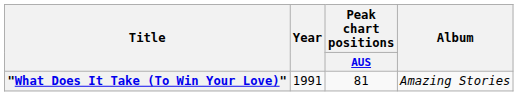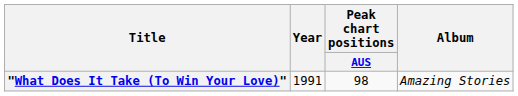(361, 81) 81 -> (361, 81) 98
